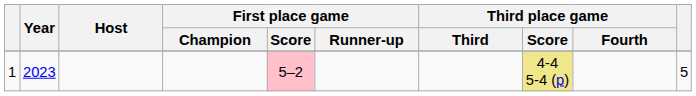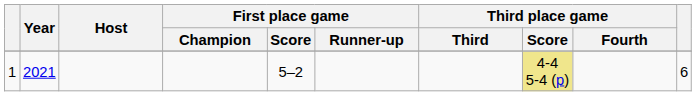(39, 71) 2023 -> (39, 71) 2021
(291, 71) pink background -> (291, 71) no background
(684, 71) 5 -> (684, 71) 6
